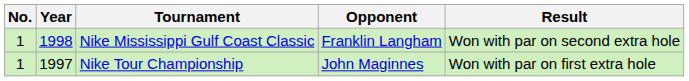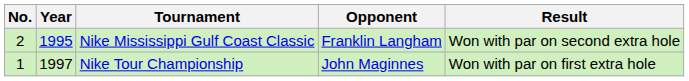(20, 40) 1 -> (20, 40) 2
(56, 40) 1998 -> (56, 40) 1995
